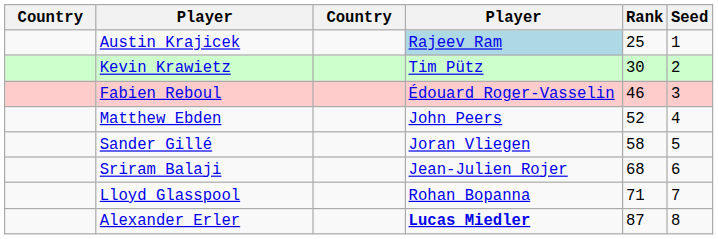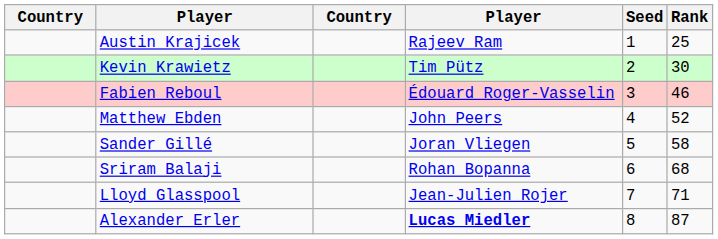columns swapped: (645, 17) <-> (690, 17)
(455, 43) lightblue background -> (455, 43) no background
(488, 170) Jean-Julien Rojer -> (469, 170) Rohan Bopanna
(469, 195) Rohan Bopanna -> (488, 195) Jean-Julien Rojer
